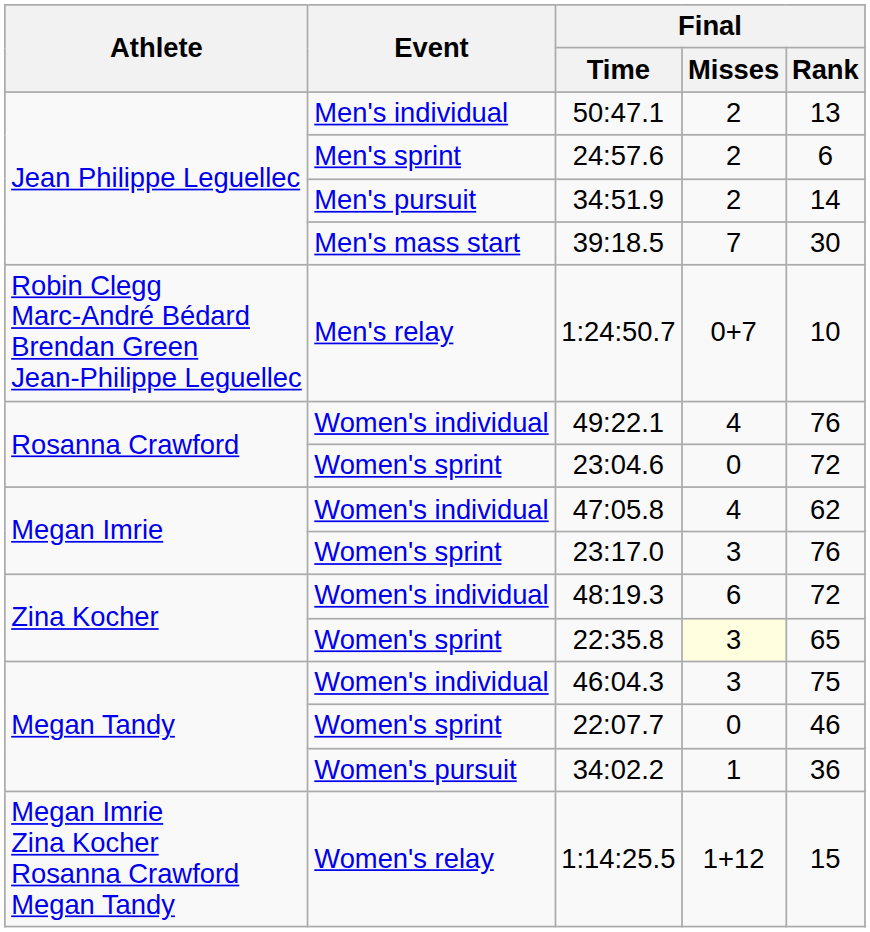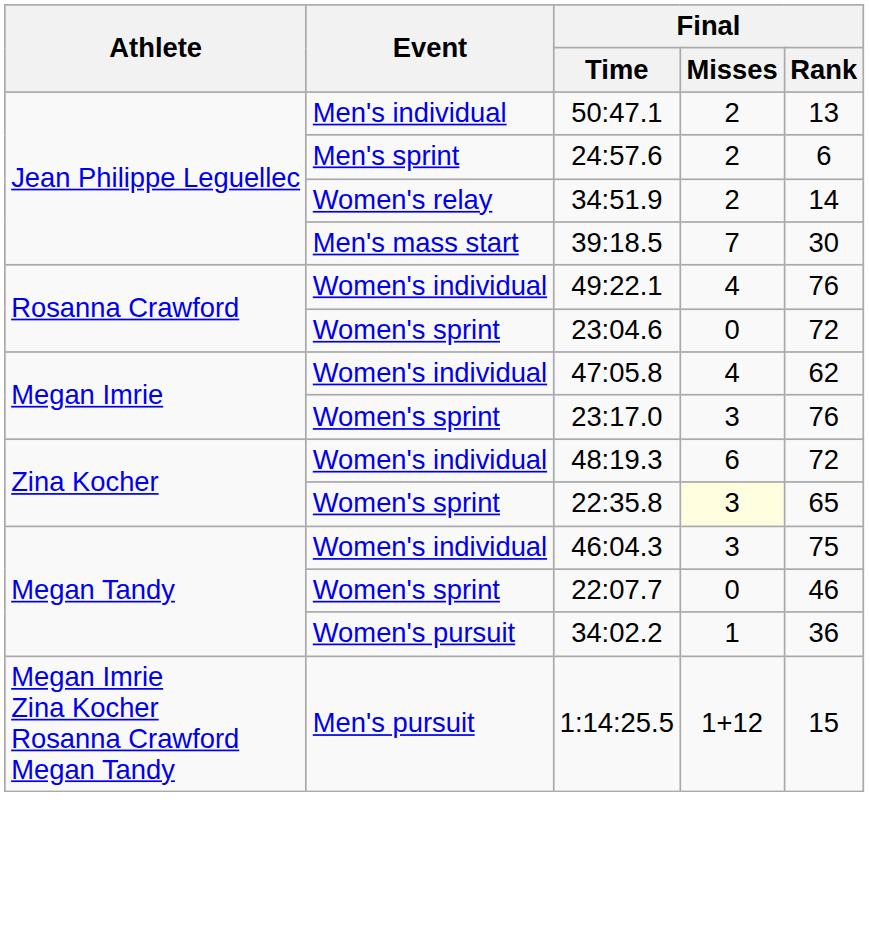(395, 199) Men's pursuit -> (403, 199) Women's relay
- row: (618, 332)
(404, 858) Women's relay -> (394, 723) Men's pursuit
